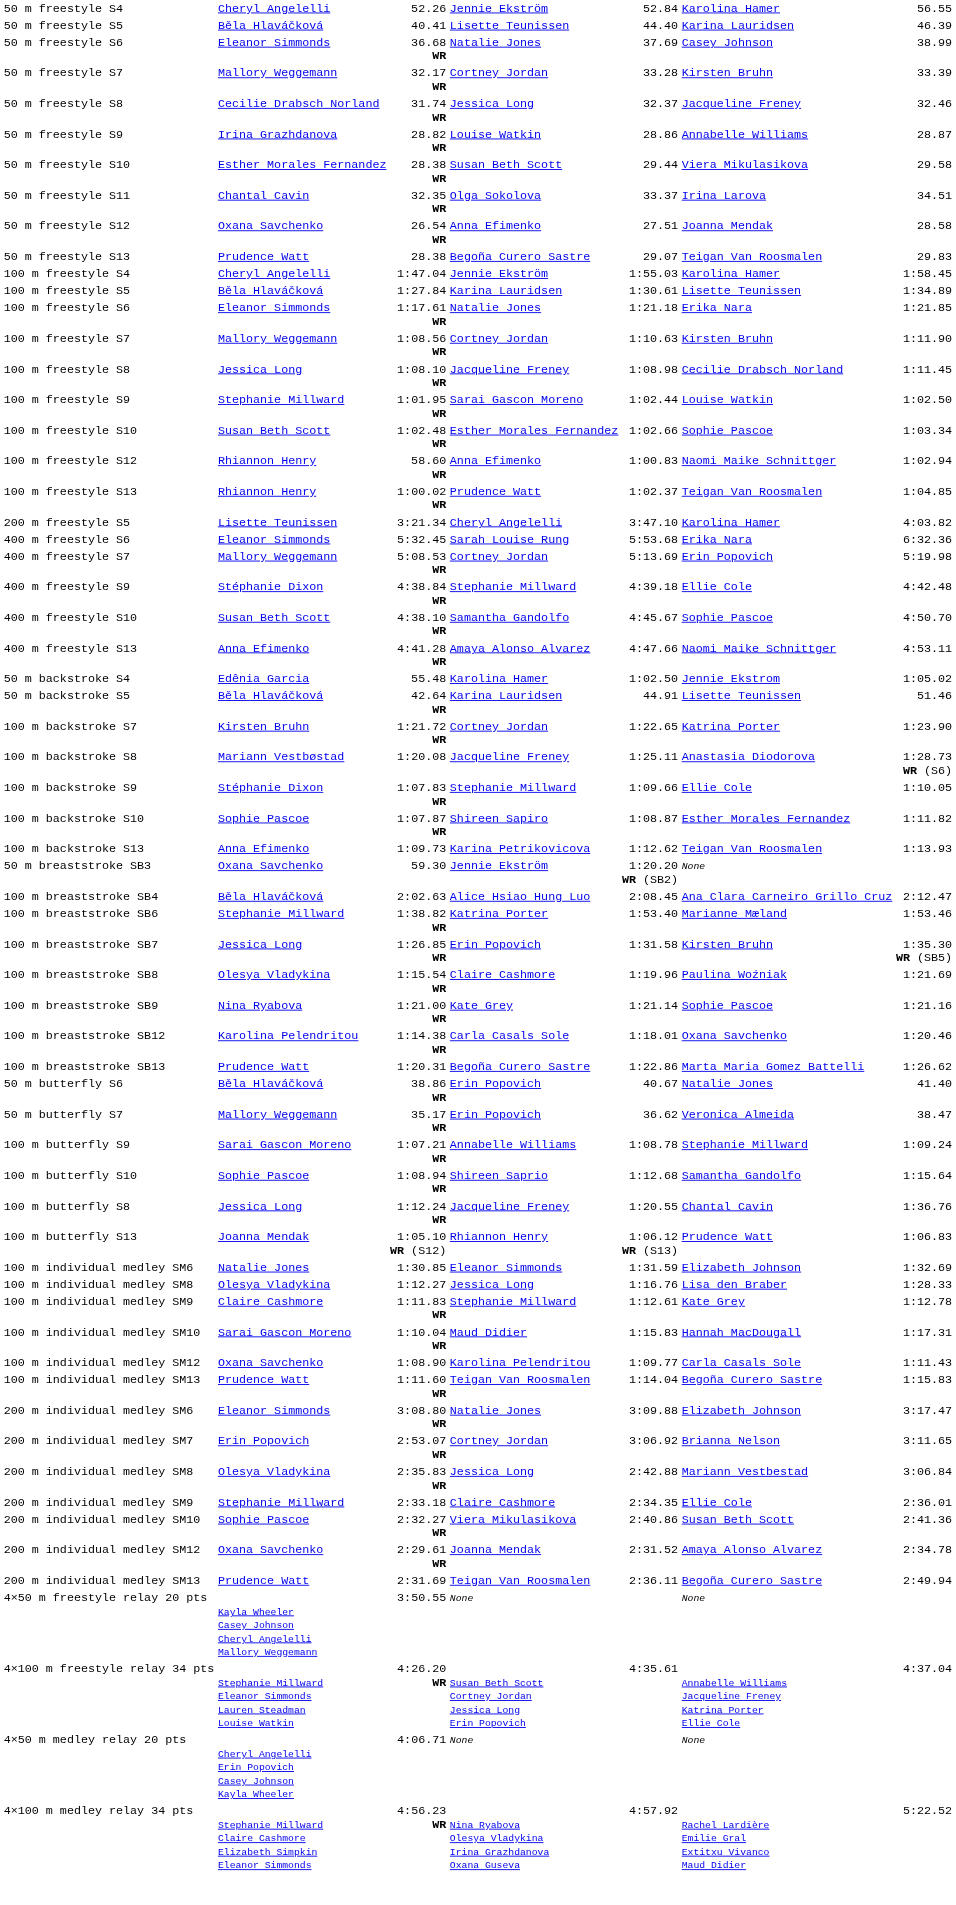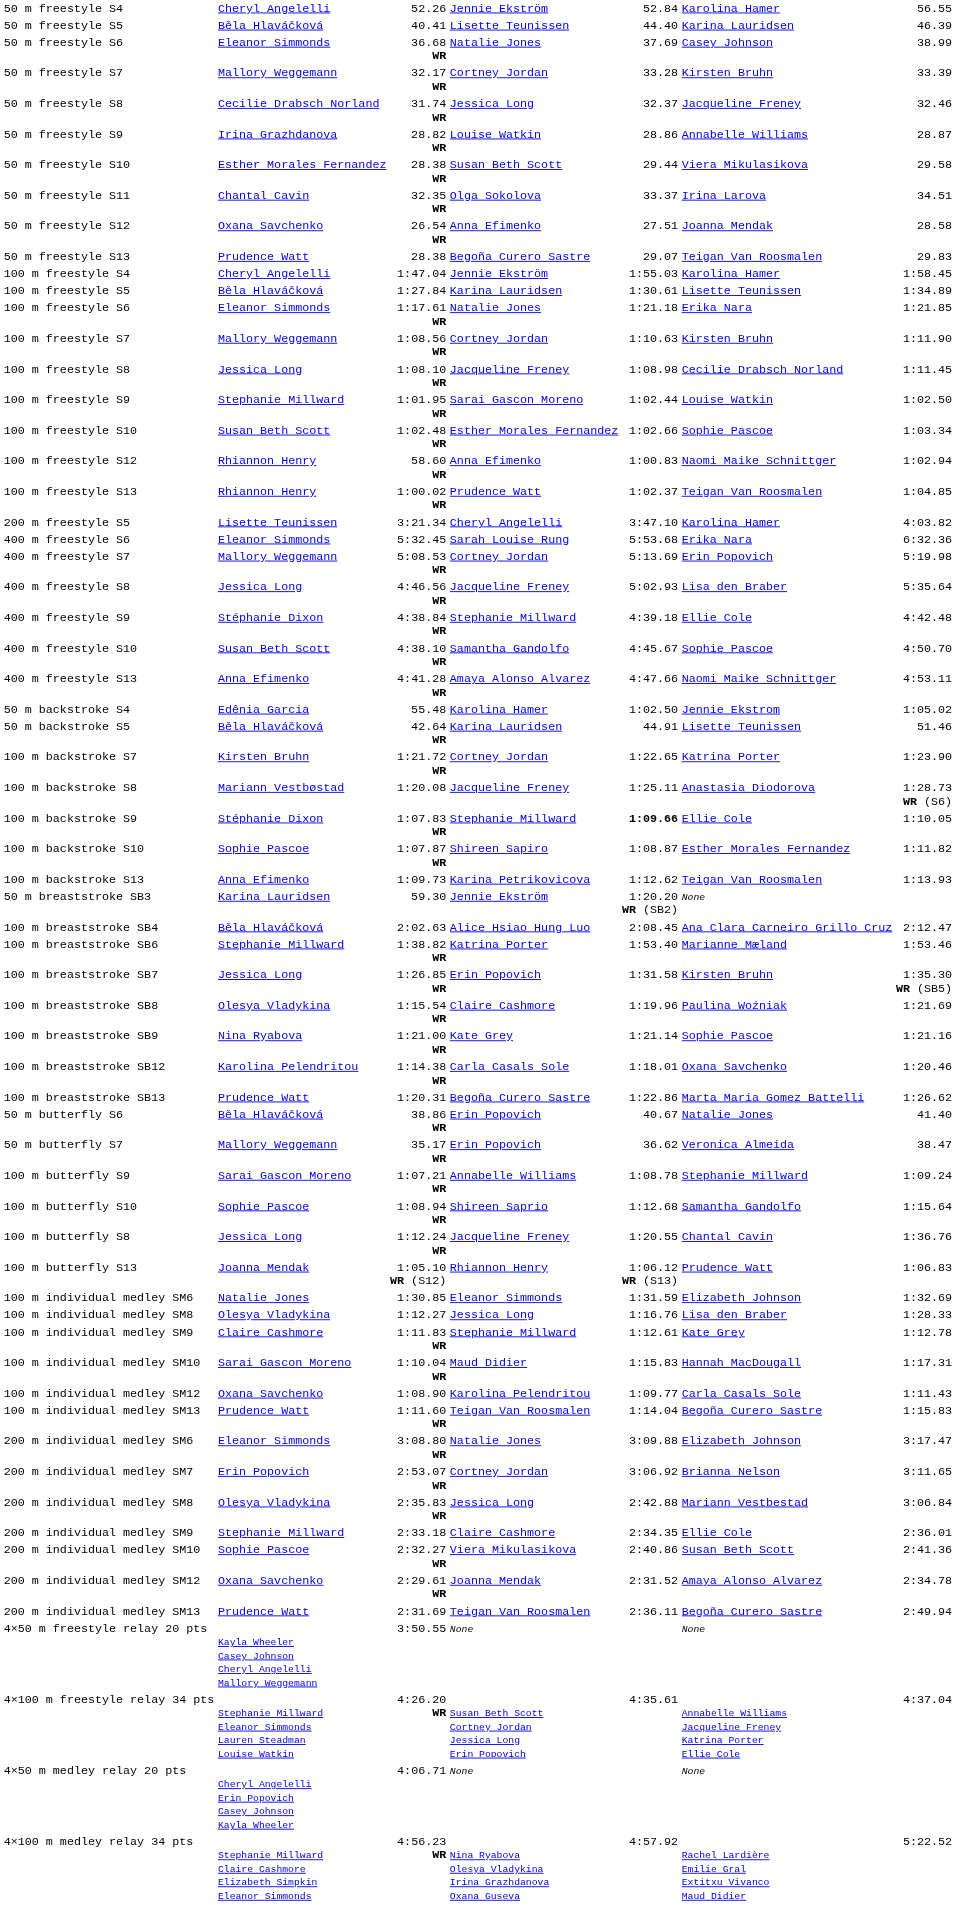+ row: (67, 587)
(654, 788) normal -> (654, 818) bold
(271, 866) Oxana Savchenko -> (274, 897) Karina Lauridsen
